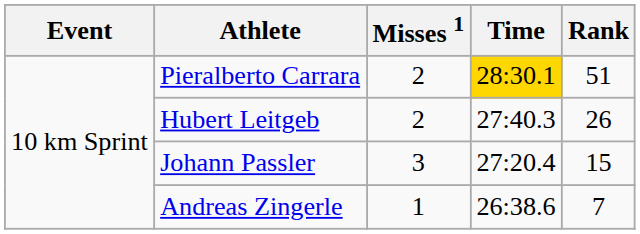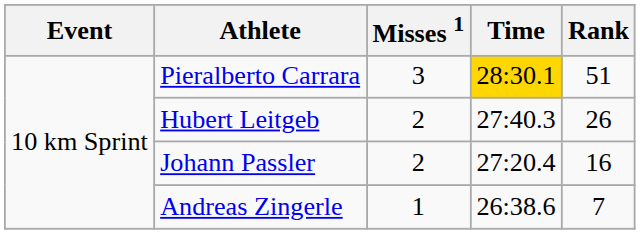(418, 76) 2 -> (418, 76) 3
(418, 163) 3 -> (418, 163) 2
(599, 163) 15 -> (599, 163) 16
